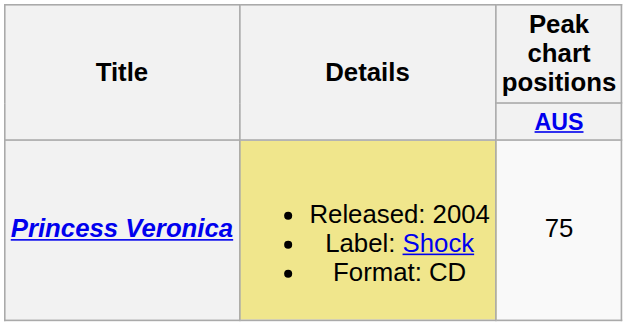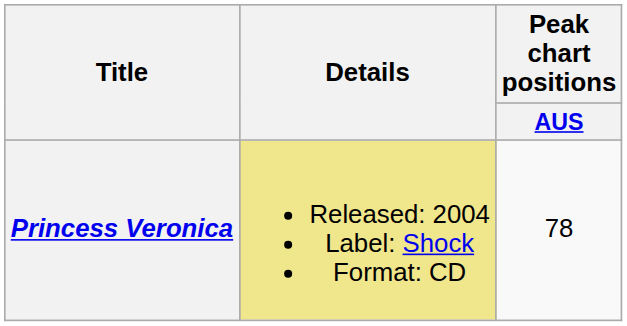(559, 229) 75 -> (559, 229) 78
